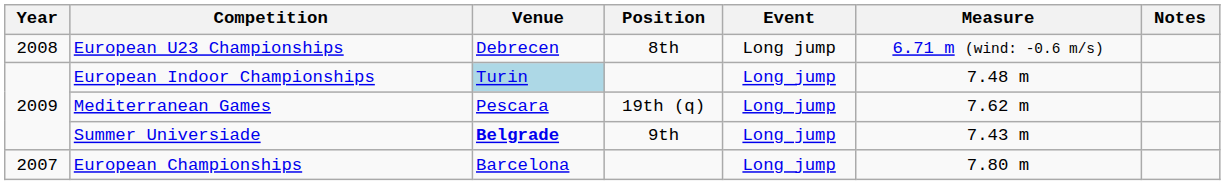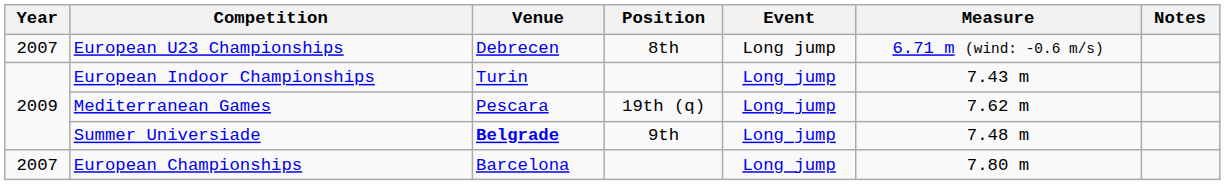(37, 48) 2008 -> (37, 48) 2007
(502, 77) lightblue background -> (502, 77) no background
(998, 77) 7.48 m -> (998, 77) 7.43 m
(998, 135) 7.43 m -> (998, 135) 7.48 m
